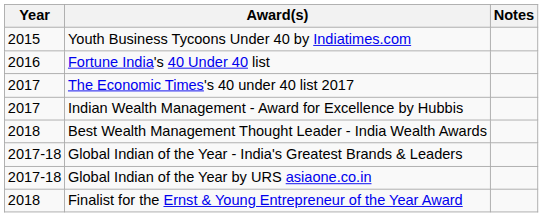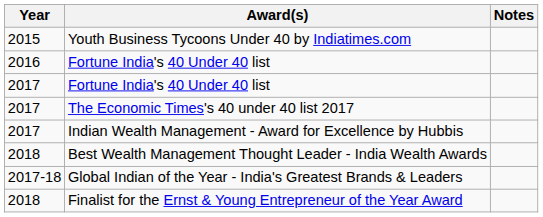+ row: (24, 85)
- row: (35, 177)
